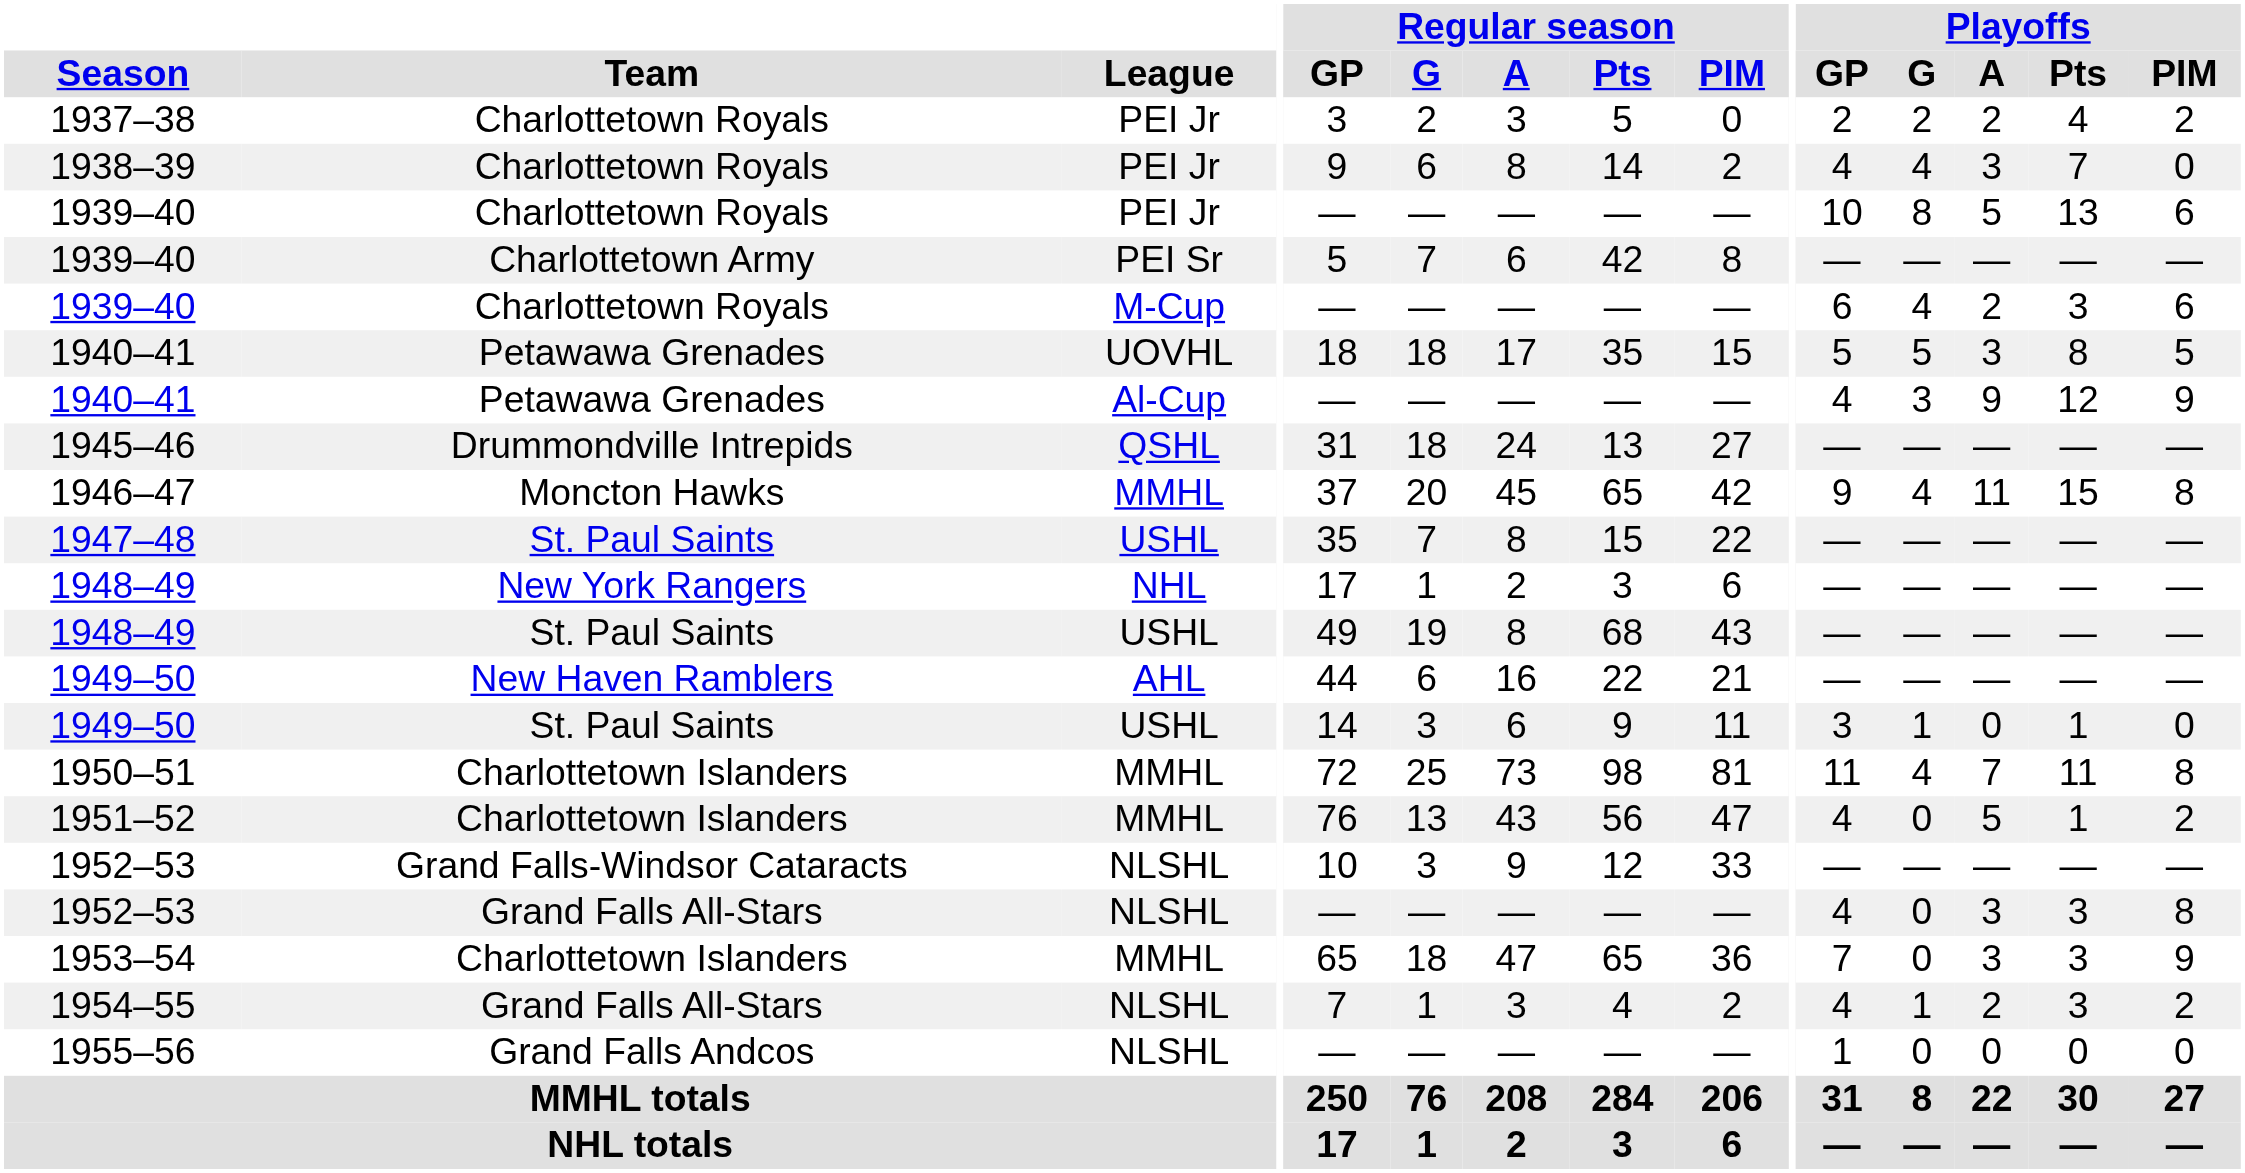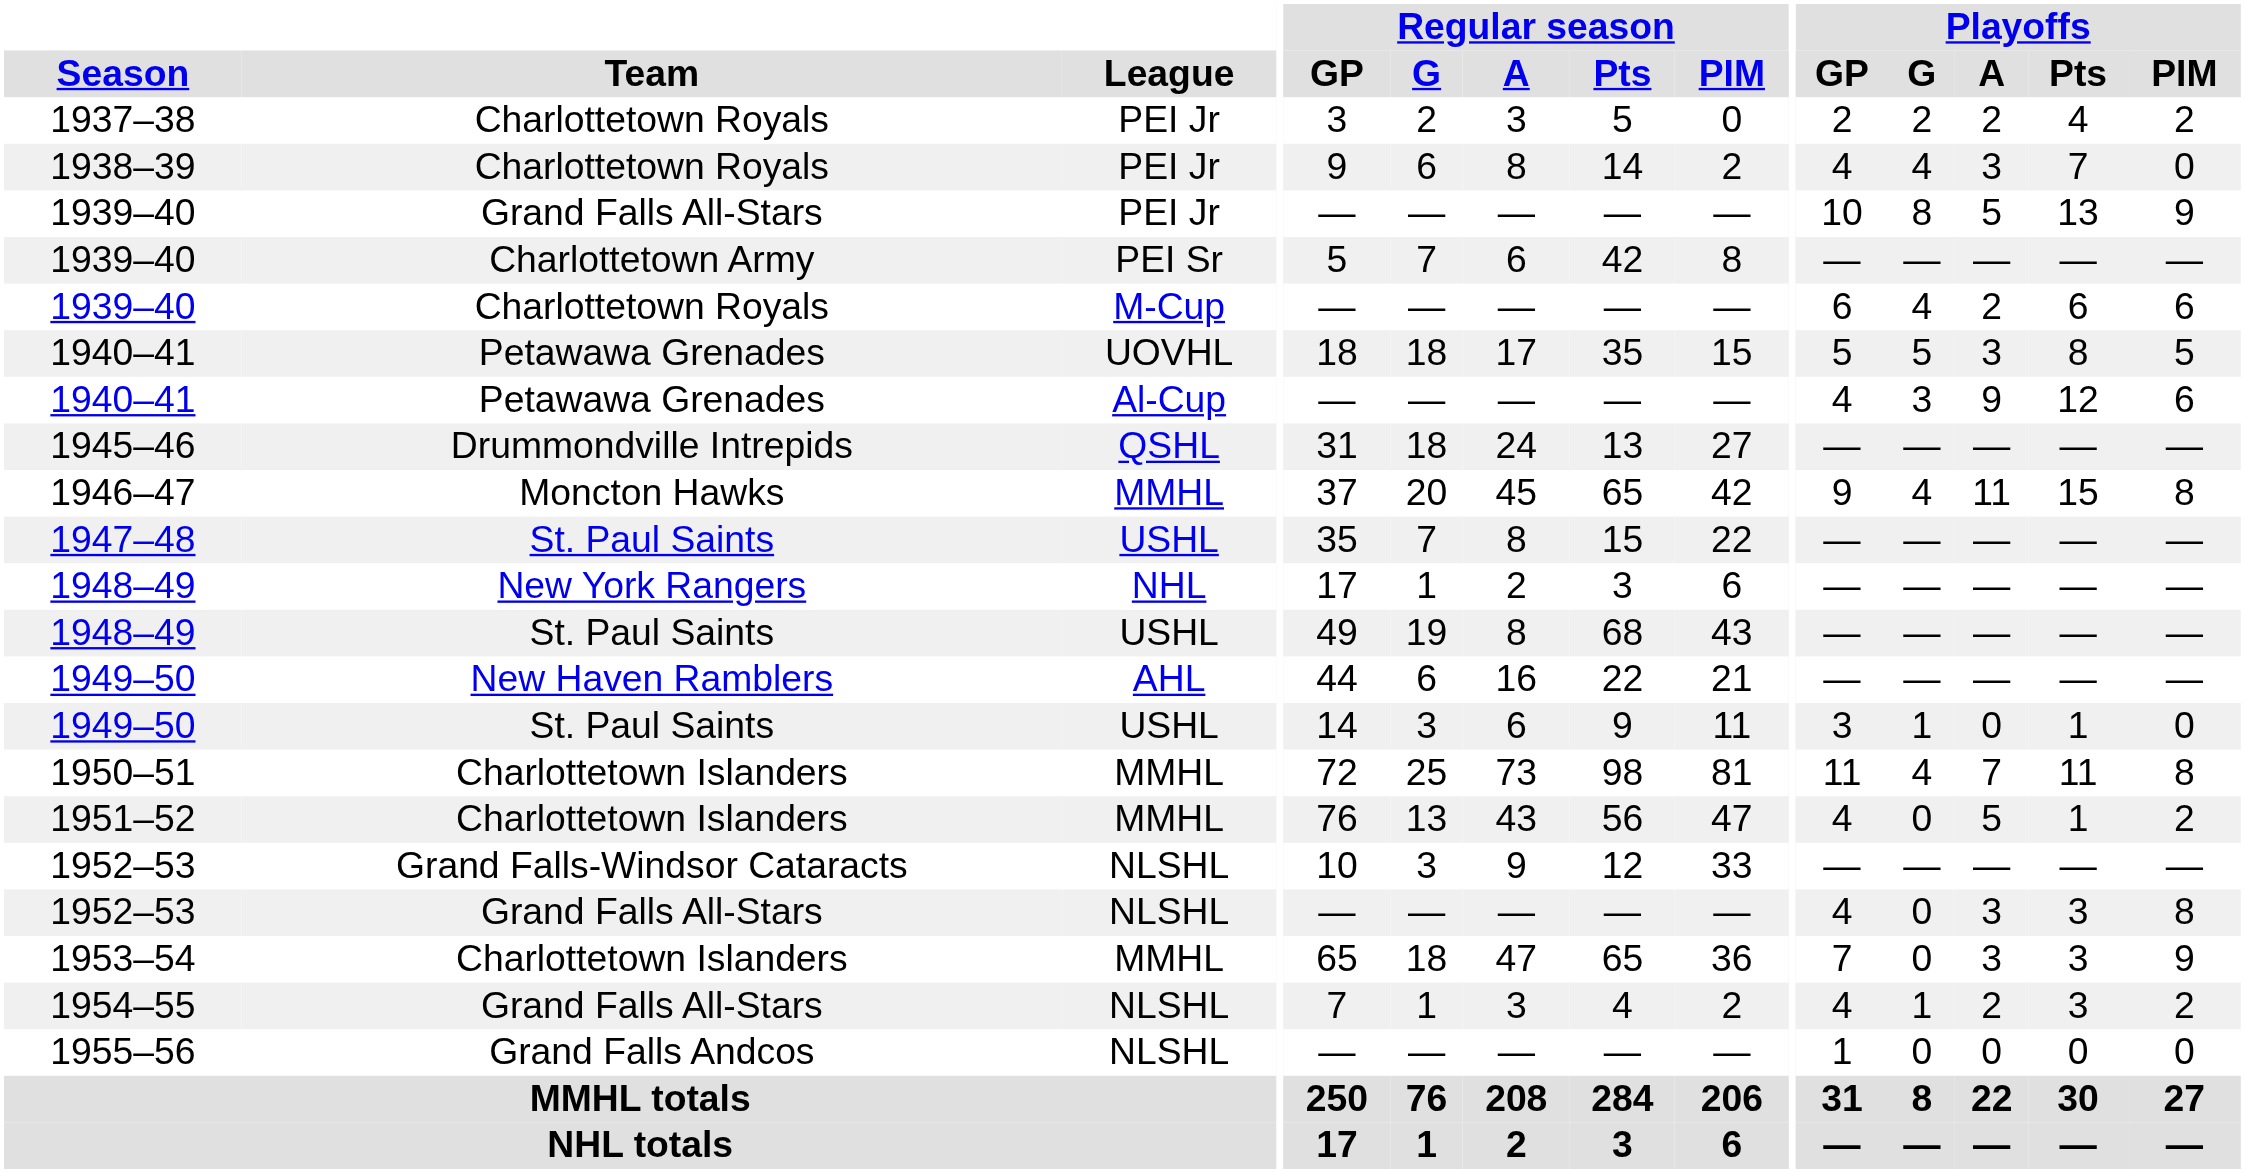(652, 213) Charlottetown Royals -> (652, 213) Grand Falls All-Stars
(2184, 213) 6 -> (2184, 213) 9
(2078, 306) 3 -> (2078, 306) 6
(2184, 399) 9 -> (2184, 399) 6
